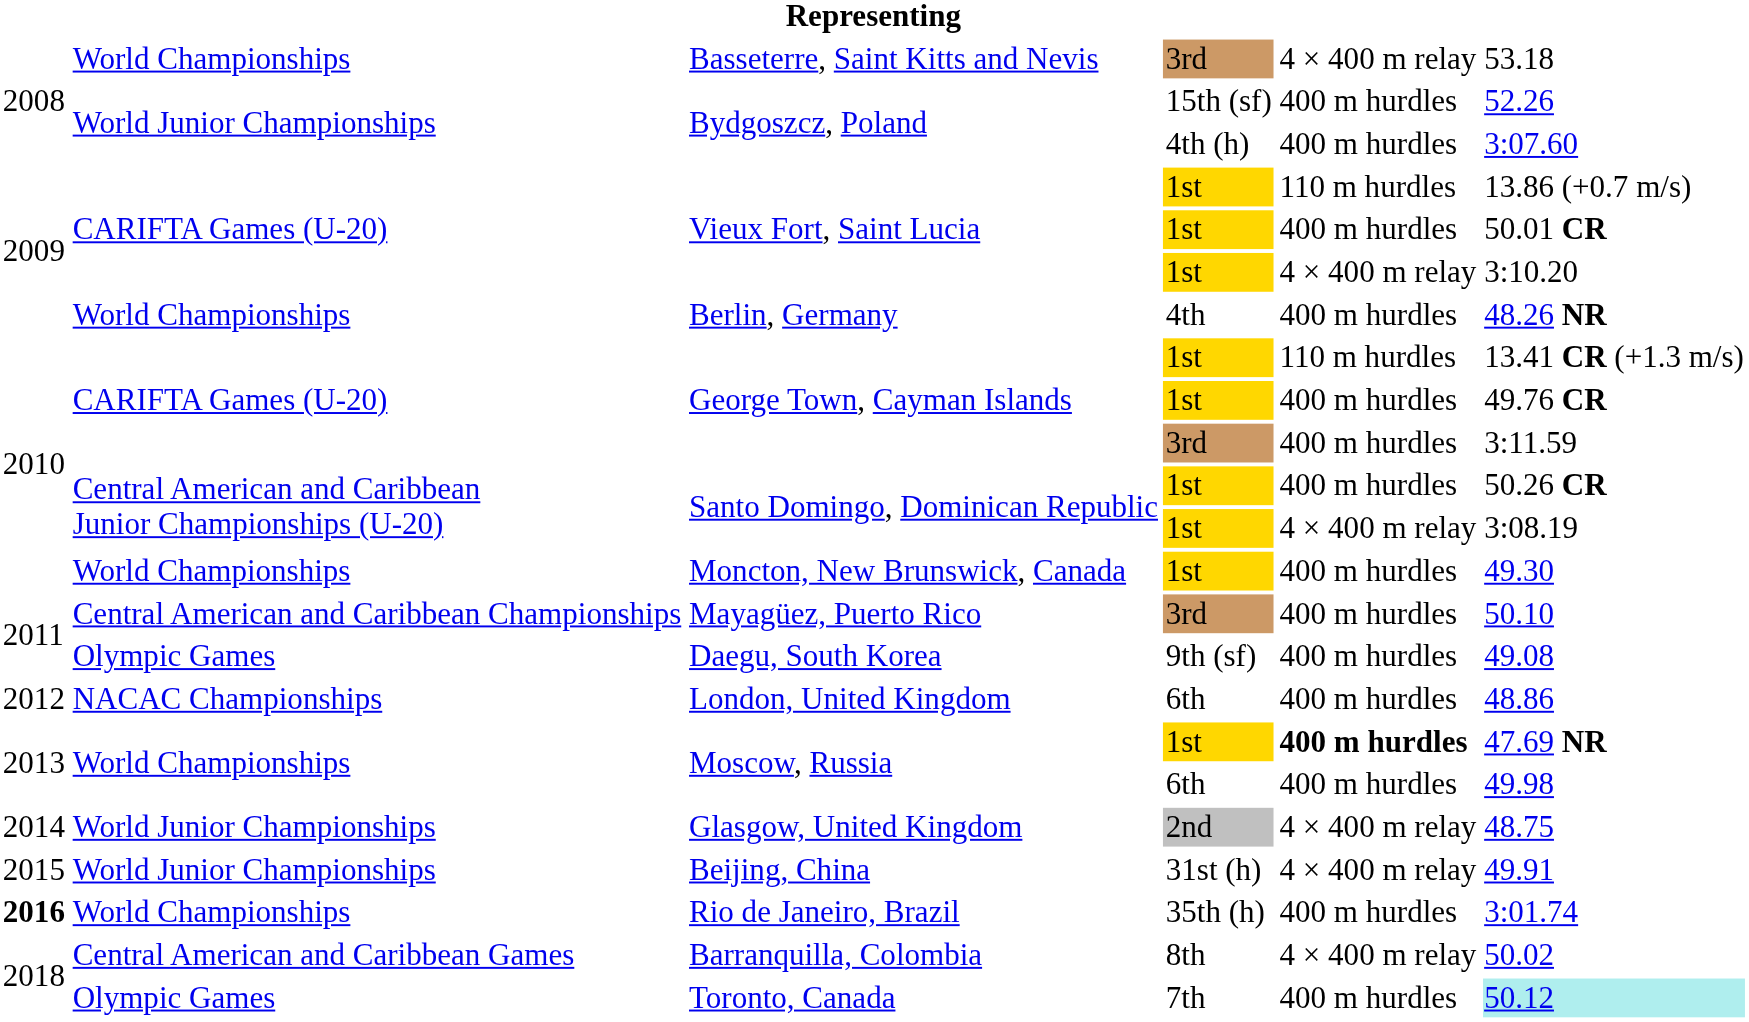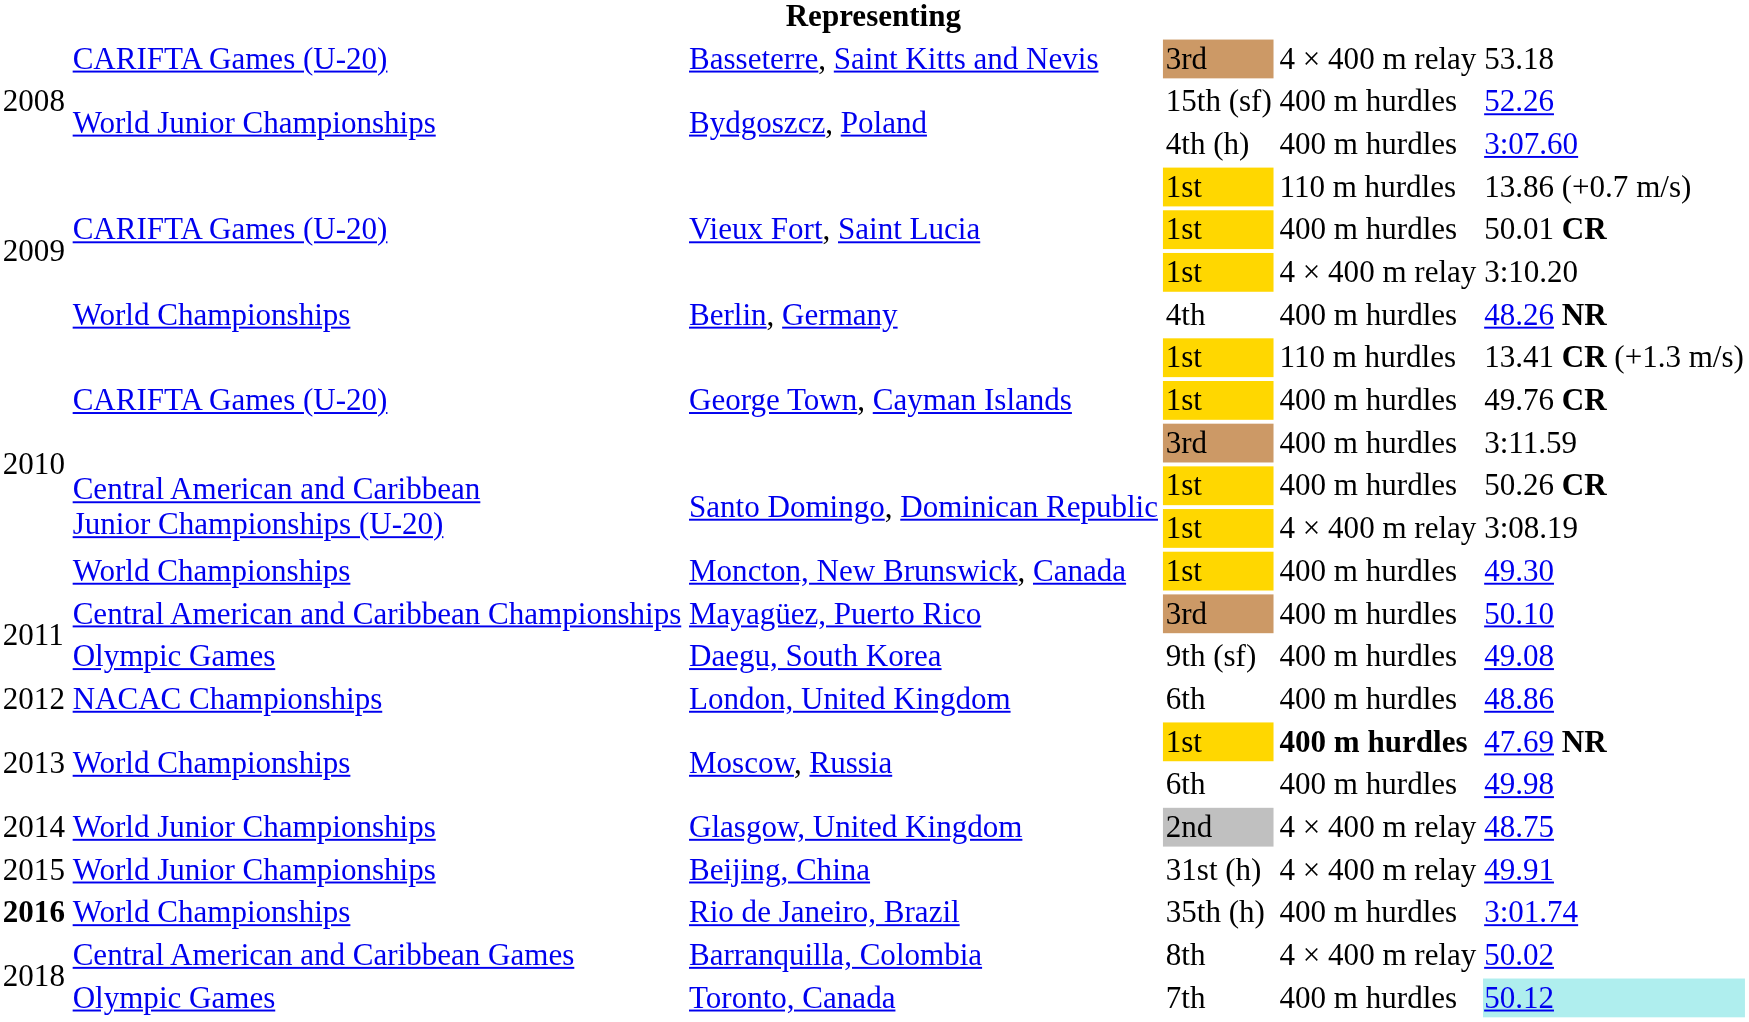(212, 58) World Championships -> (230, 58) CARIFTA Games (U-20)
